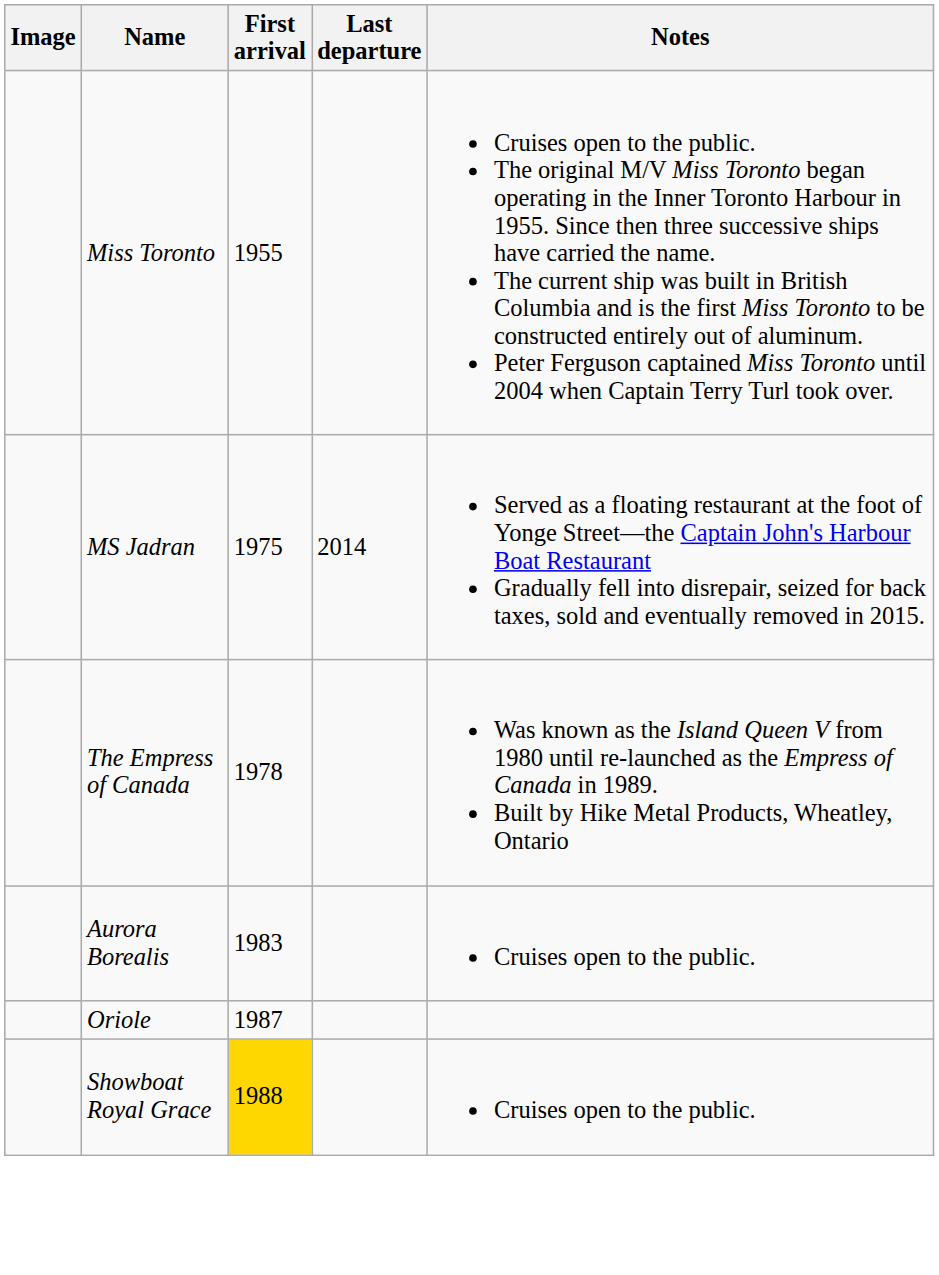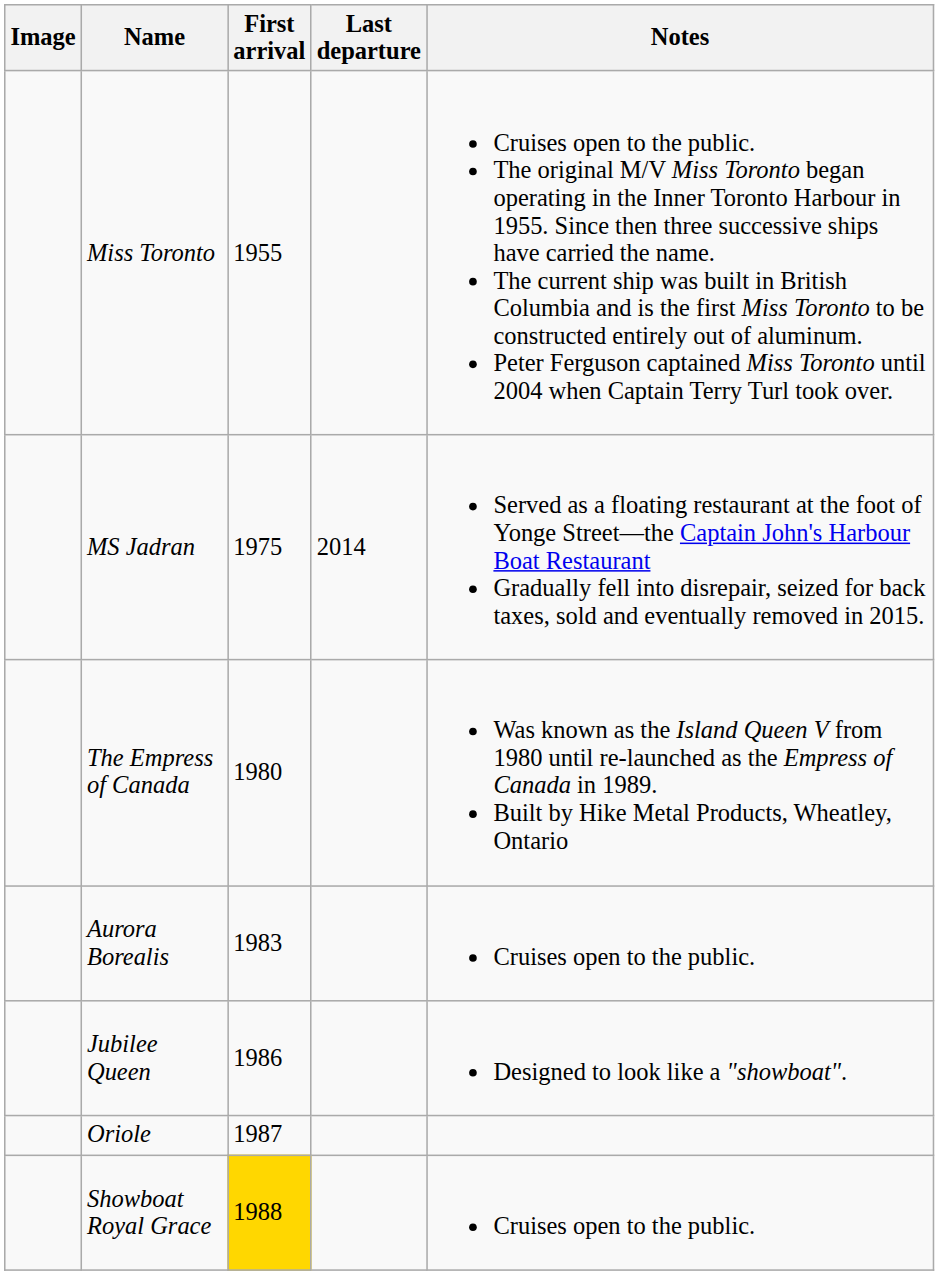(258, 772) 1978 -> (258, 772) 1980
+ row: (122, 1058)
